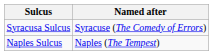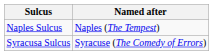rows swapped: (34, 43) <-> (38, 27)
